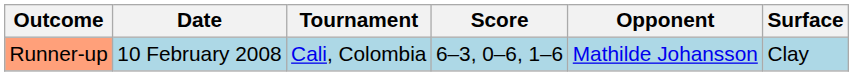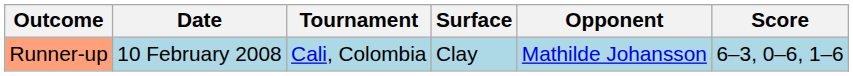columns swapped: (806, 20) <-> (500, 20)
